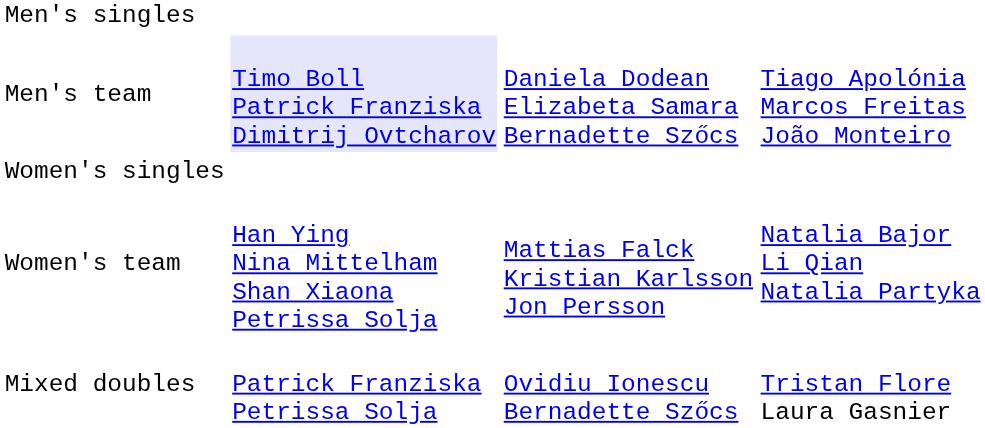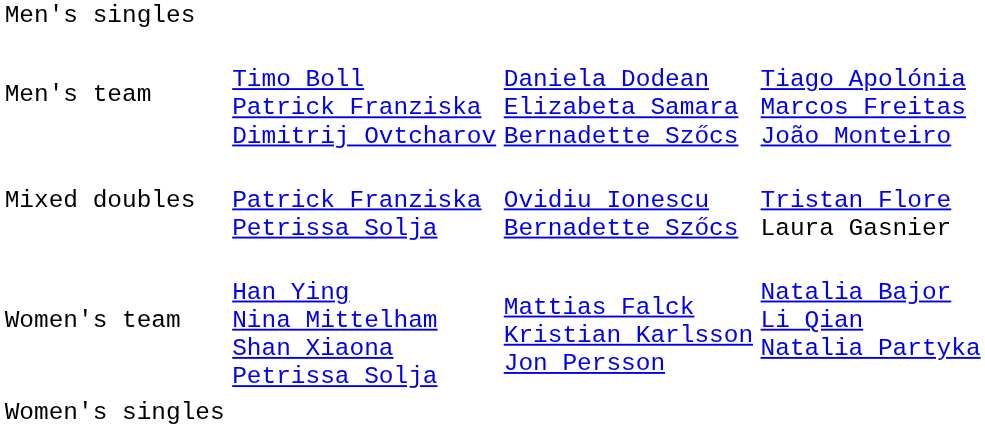(364, 108) lavender background -> (364, 108) no background
rows swapped: (115, 172) <-> (100, 384)
